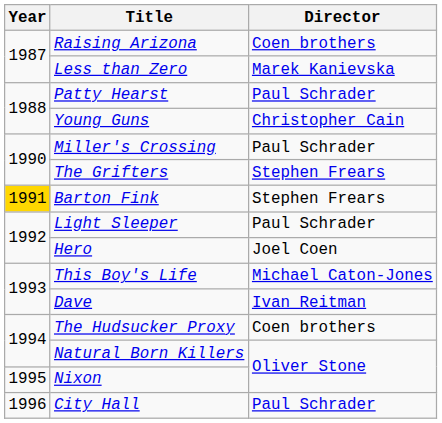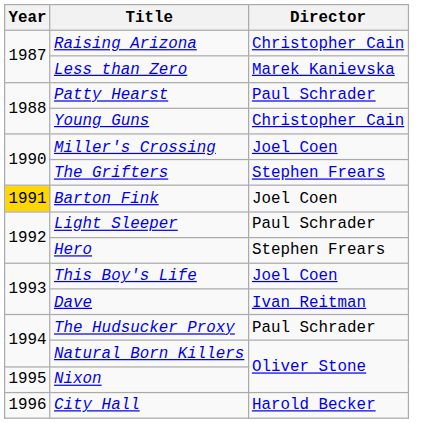(314, 43) Coen brothers -> (328, 43) Christopher Cain
(314, 147) Paul Schrader -> (295, 147) Joel Coen
(319, 198) Stephen Frears -> (295, 198) Joel Coen
(295, 250) Joel Coen -> (319, 250) Stephen Frears
(342, 276) Michael Caton-Jones -> (295, 276) Joel Coen
(314, 328) Coen brothers -> (314, 328) Paul Schrader
(314, 405) Paul Schrader -> (314, 405) Harold Becker
